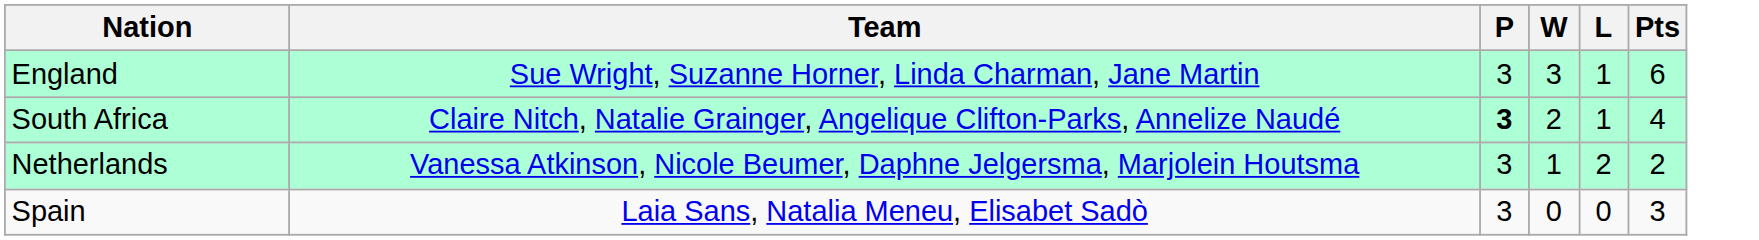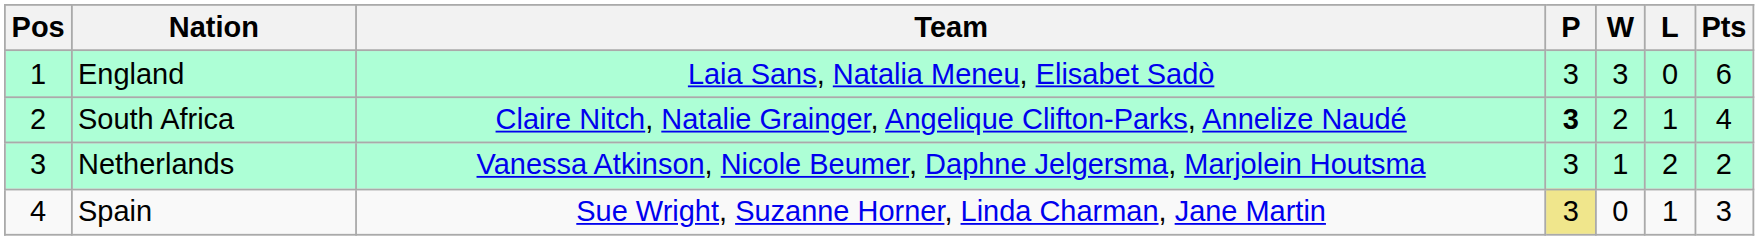+ column: (38, 27)
(885, 73) Sue Wright, Suzanne Horner, Linda Charman, Jane Martin -> (951, 73) Laia Sans, Natalia Meneu, Elisabet Sadò
(1603, 73) 1 -> (1670, 73) 0
(885, 211) Laia Sans, Natalia Meneu, Elisabet Sadò -> (951, 211) Sue Wright, Suzanne Horner, Linda Charman, Jane Martin
(1504, 211) no background -> (1571, 211) khaki background
(1603, 211) 0 -> (1670, 211) 1
